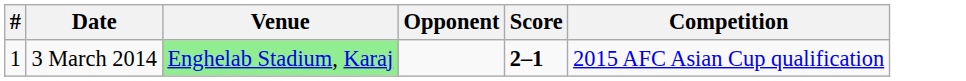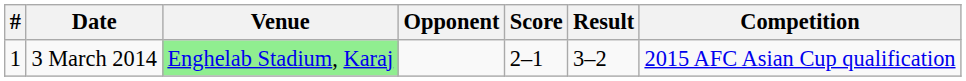+ column: (604, 22)
(527, 57) bold -> (527, 57) normal
